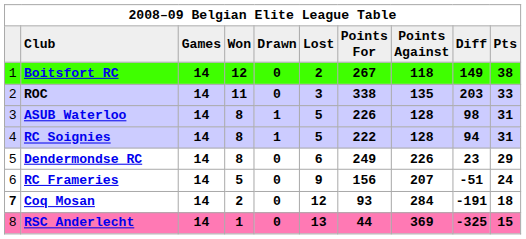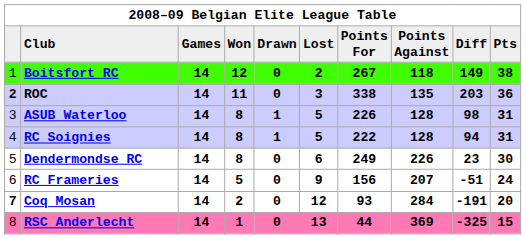(13, 95) normal -> (13, 95) bold
(505, 95) 33 -> (505, 95) 36
(505, 159) 29 -> (505, 159) 30
(505, 202) 18 -> (505, 202) 20
